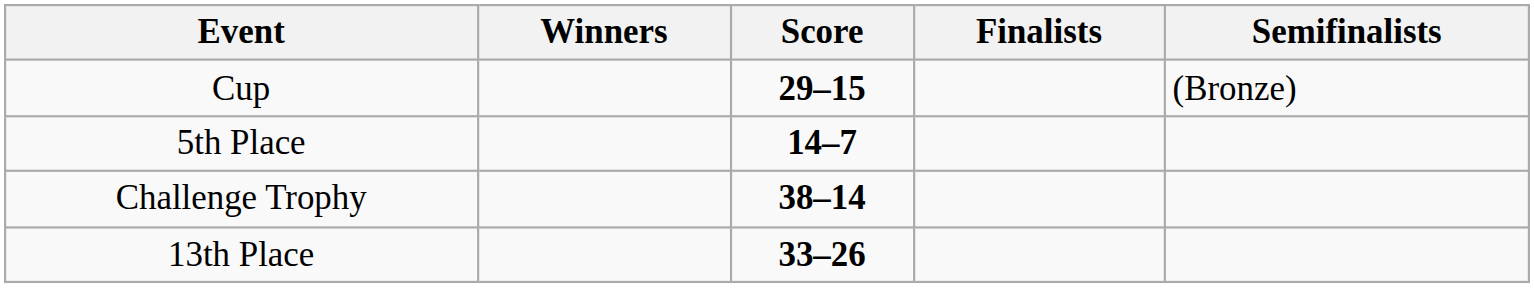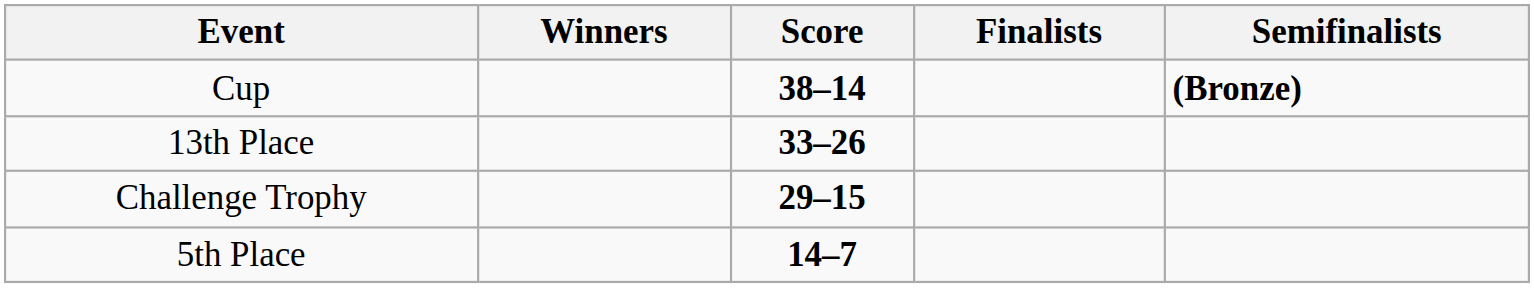(822, 87) 29–15 -> (822, 87) 38–14
(1235, 87) normal -> (1237, 87) bold
rows swapped: (241, 142) <-> (241, 253)
(822, 198) 38–14 -> (822, 198) 29–15
